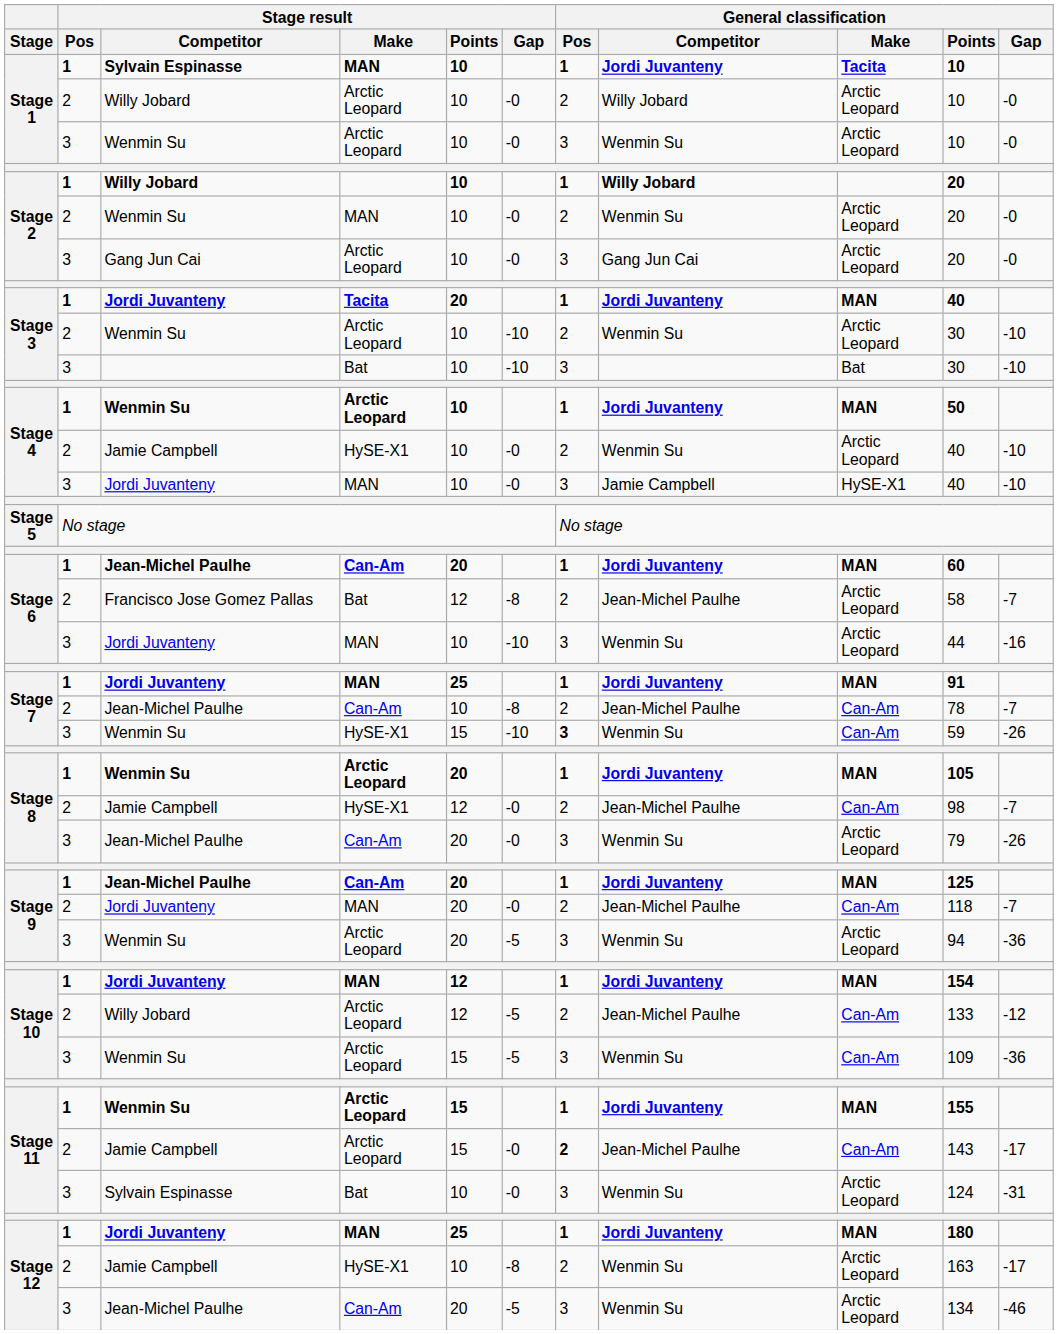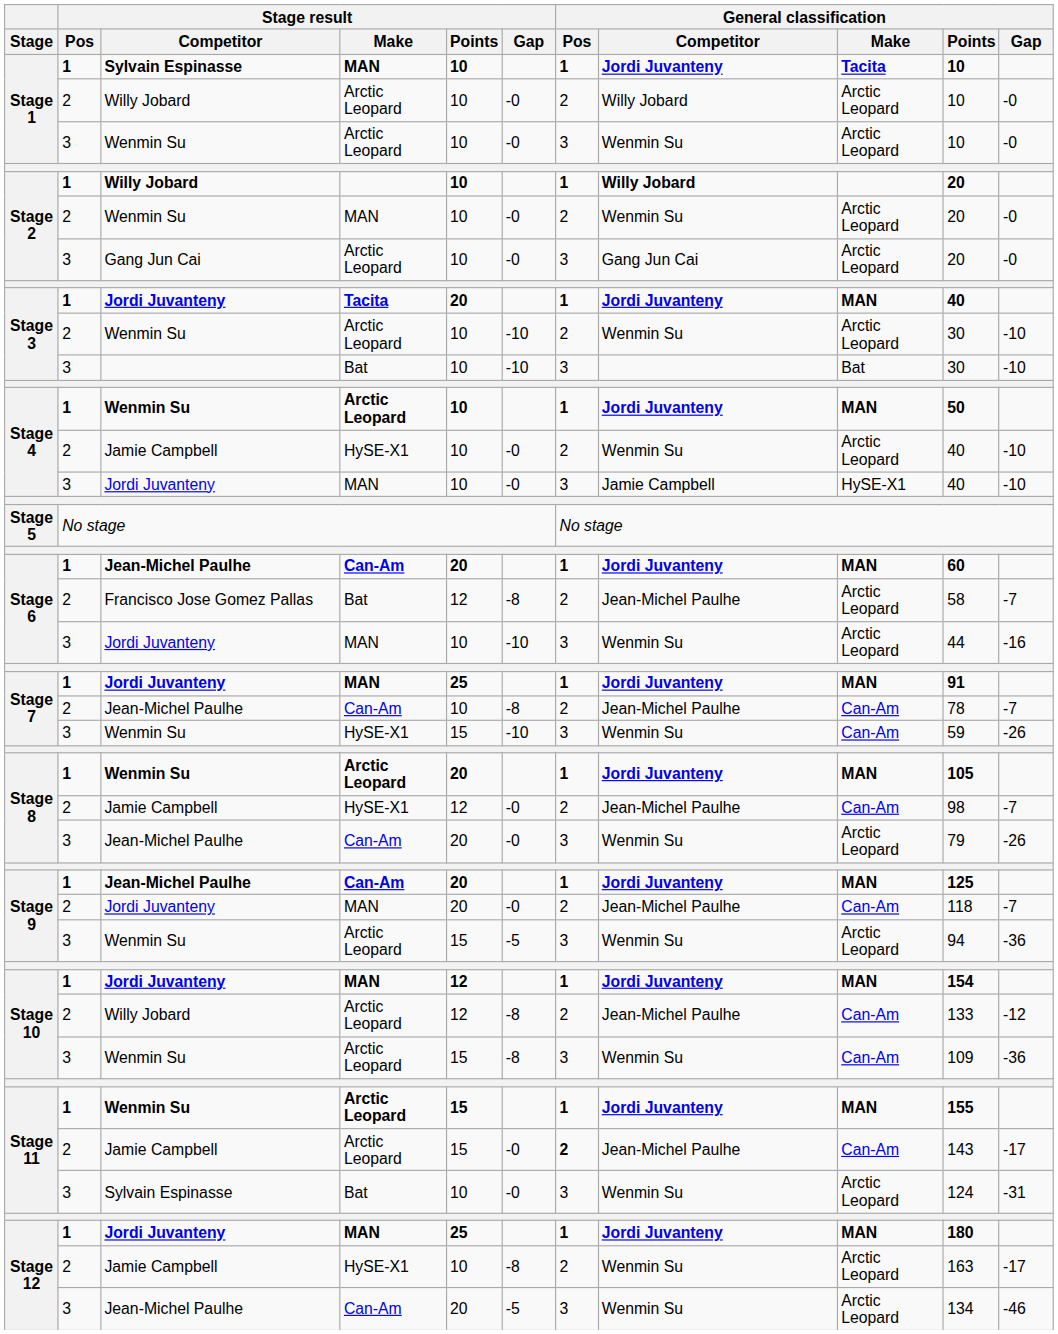(564, 733) bold -> (564, 733) normal
(459, 940) 20 -> (459, 940) 15
(513, 1015) -5 -> (513, 1015) -8
(513, 1057) -5 -> (513, 1057) -8
